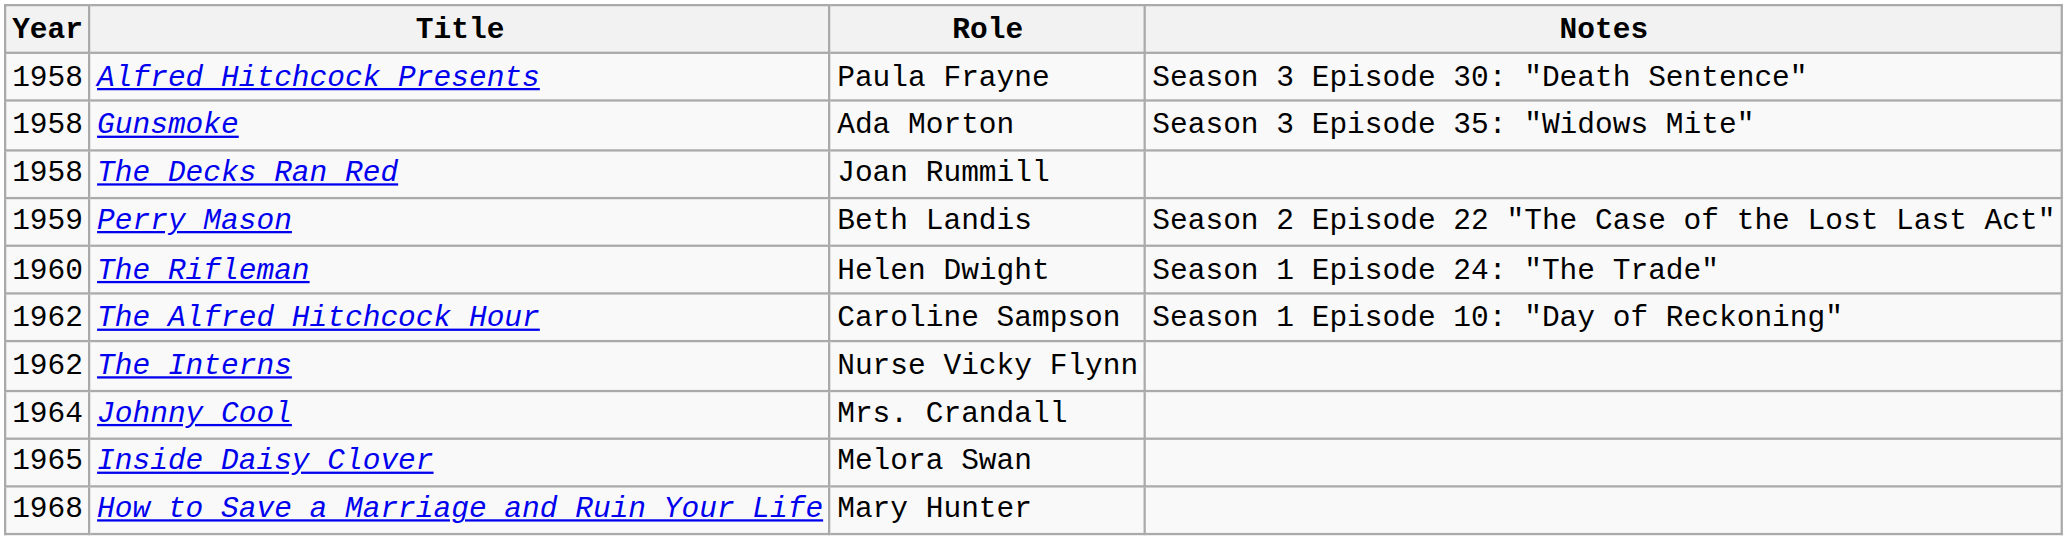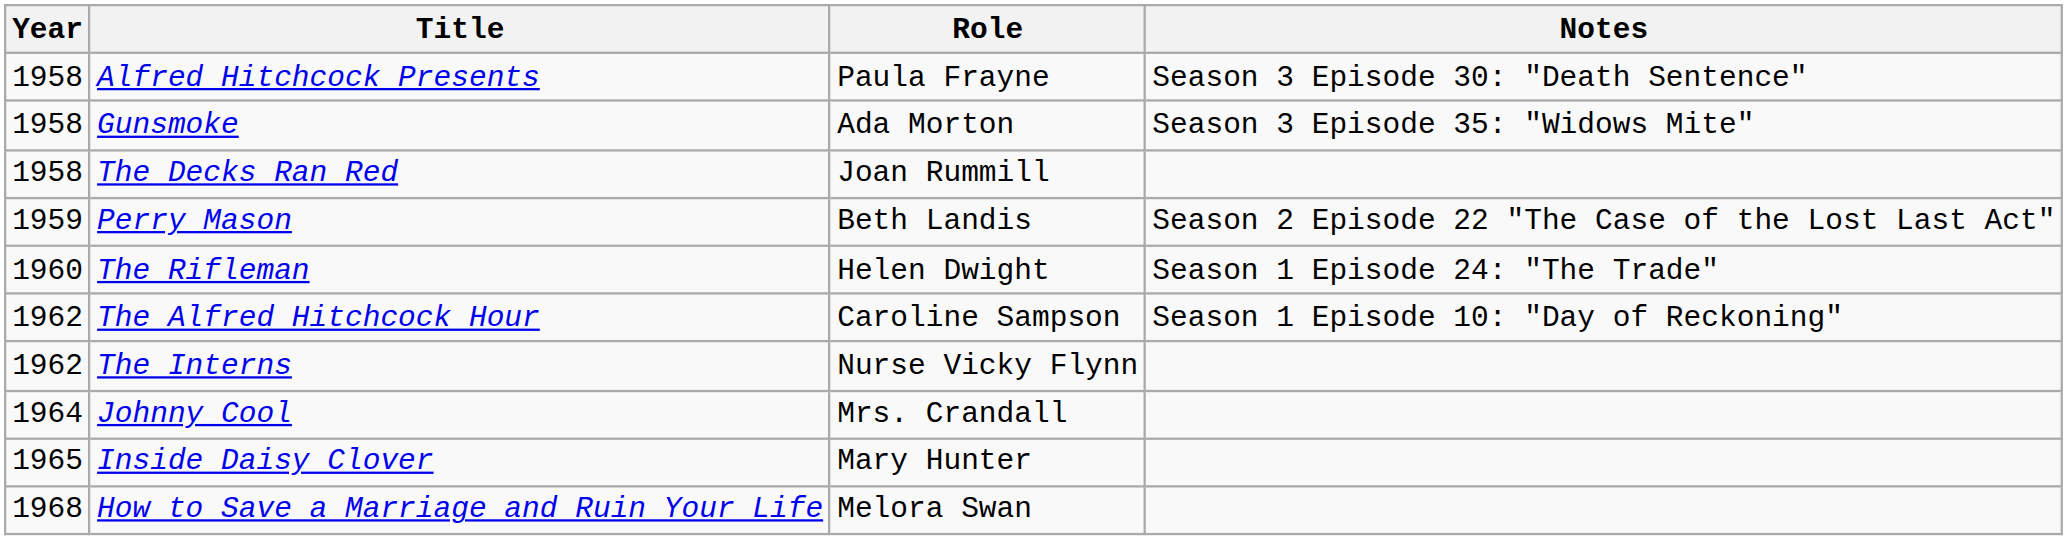(935, 462) Melora Swan -> (935, 462) Mary Hunter
(935, 510) Mary Hunter -> (935, 510) Melora Swan
